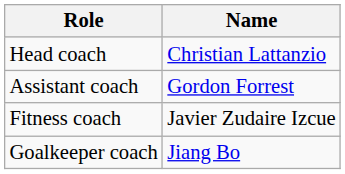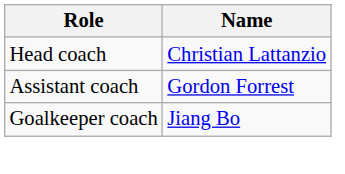- row: (65, 119)
